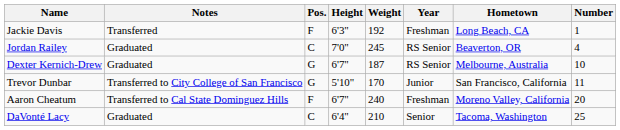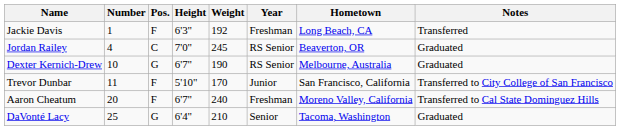columns swapped: (594, 13) <-> (205, 13)
(376, 64) 187 -> (219, 64) 190
(311, 82) G -> (154, 82) F
(311, 116) C -> (155, 116) G
